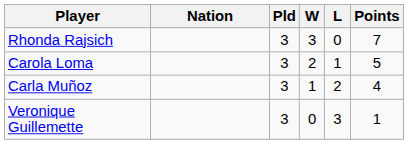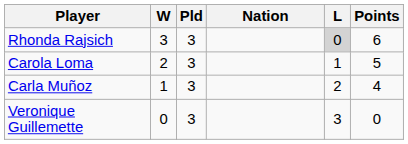columns swapped: (210, 16) <-> (312, 16)
(337, 39) no background -> (337, 39) lightgrey background
(377, 39) 7 -> (377, 39) 6
(377, 119) 1 -> (377, 119) 0
